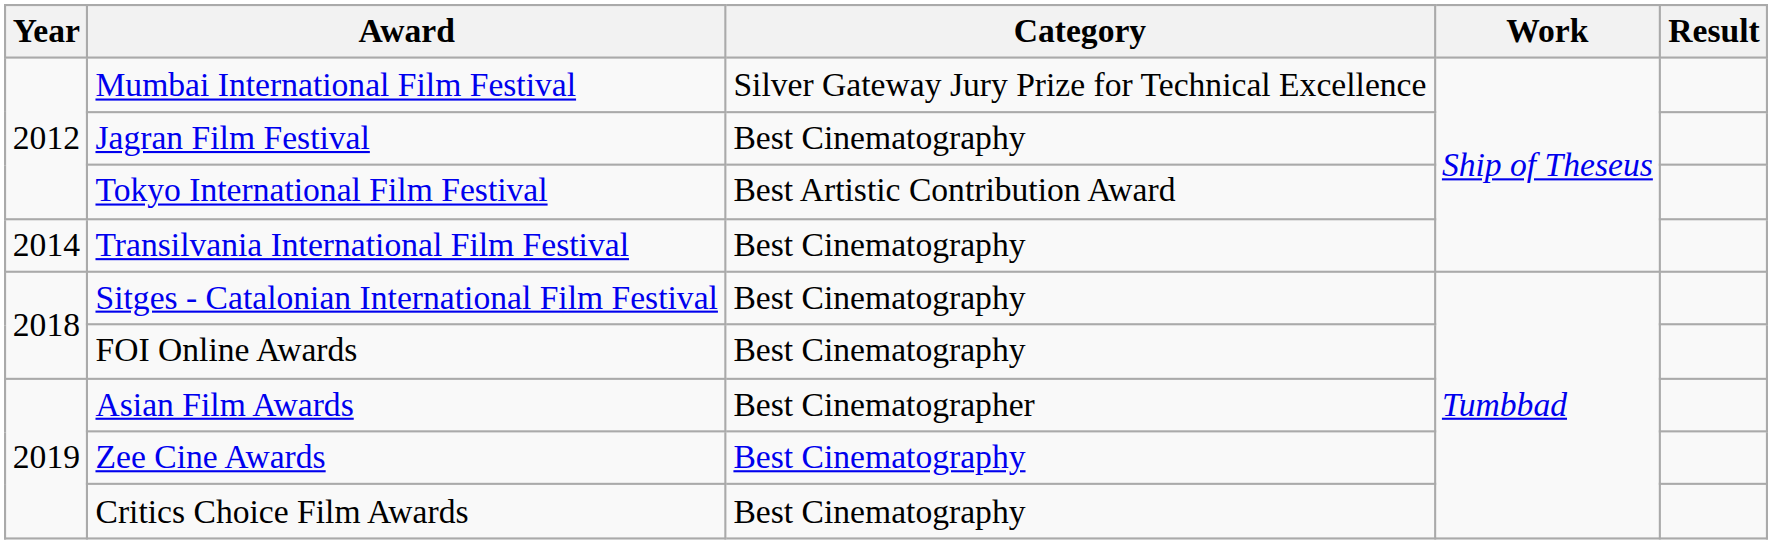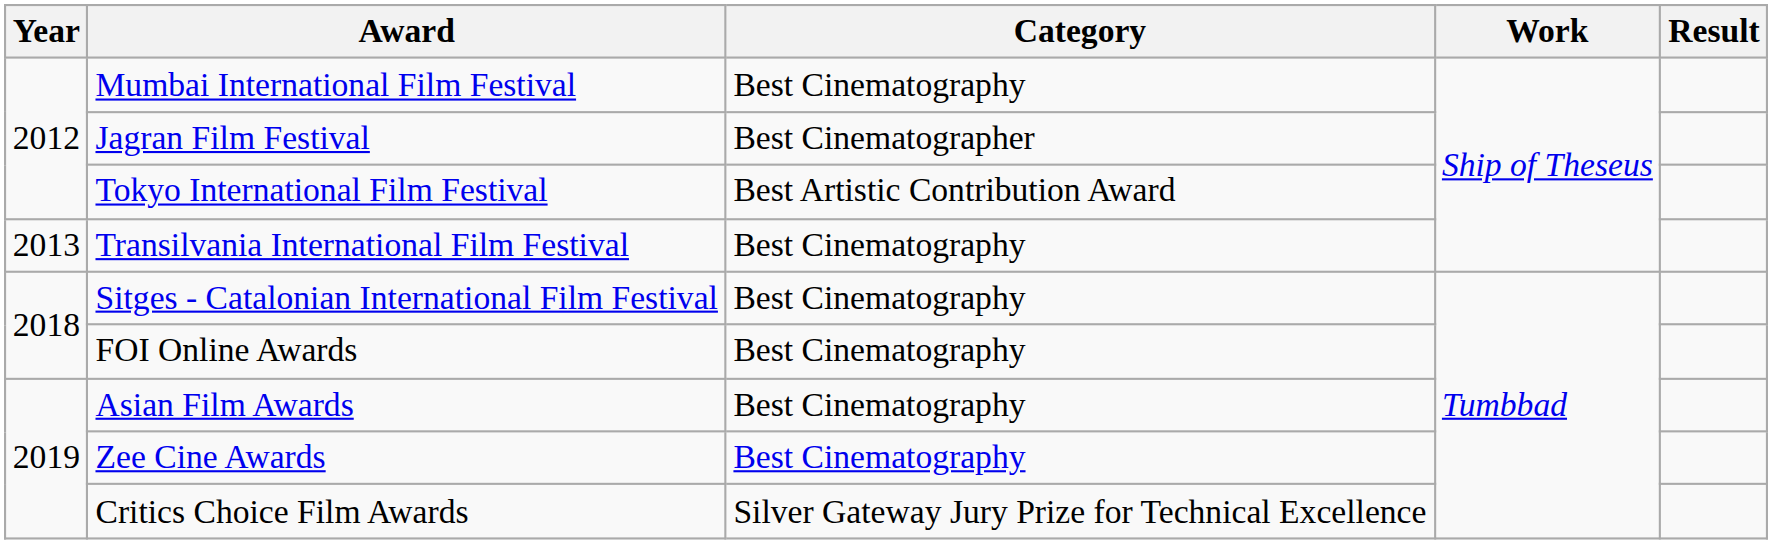(1080, 84) Silver Gateway Jury Prize for Technical Excellence -> (879, 84) Best Cinematography
(879, 137) Best Cinematography -> (884, 137) Best Cinematographer
(46, 244) 2014 -> (46, 244) 2013
(884, 404) Best Cinematographer -> (879, 404) Best Cinematography
(879, 510) Best Cinematography -> (1080, 510) Silver Gateway Jury Prize for Technical Excellence
